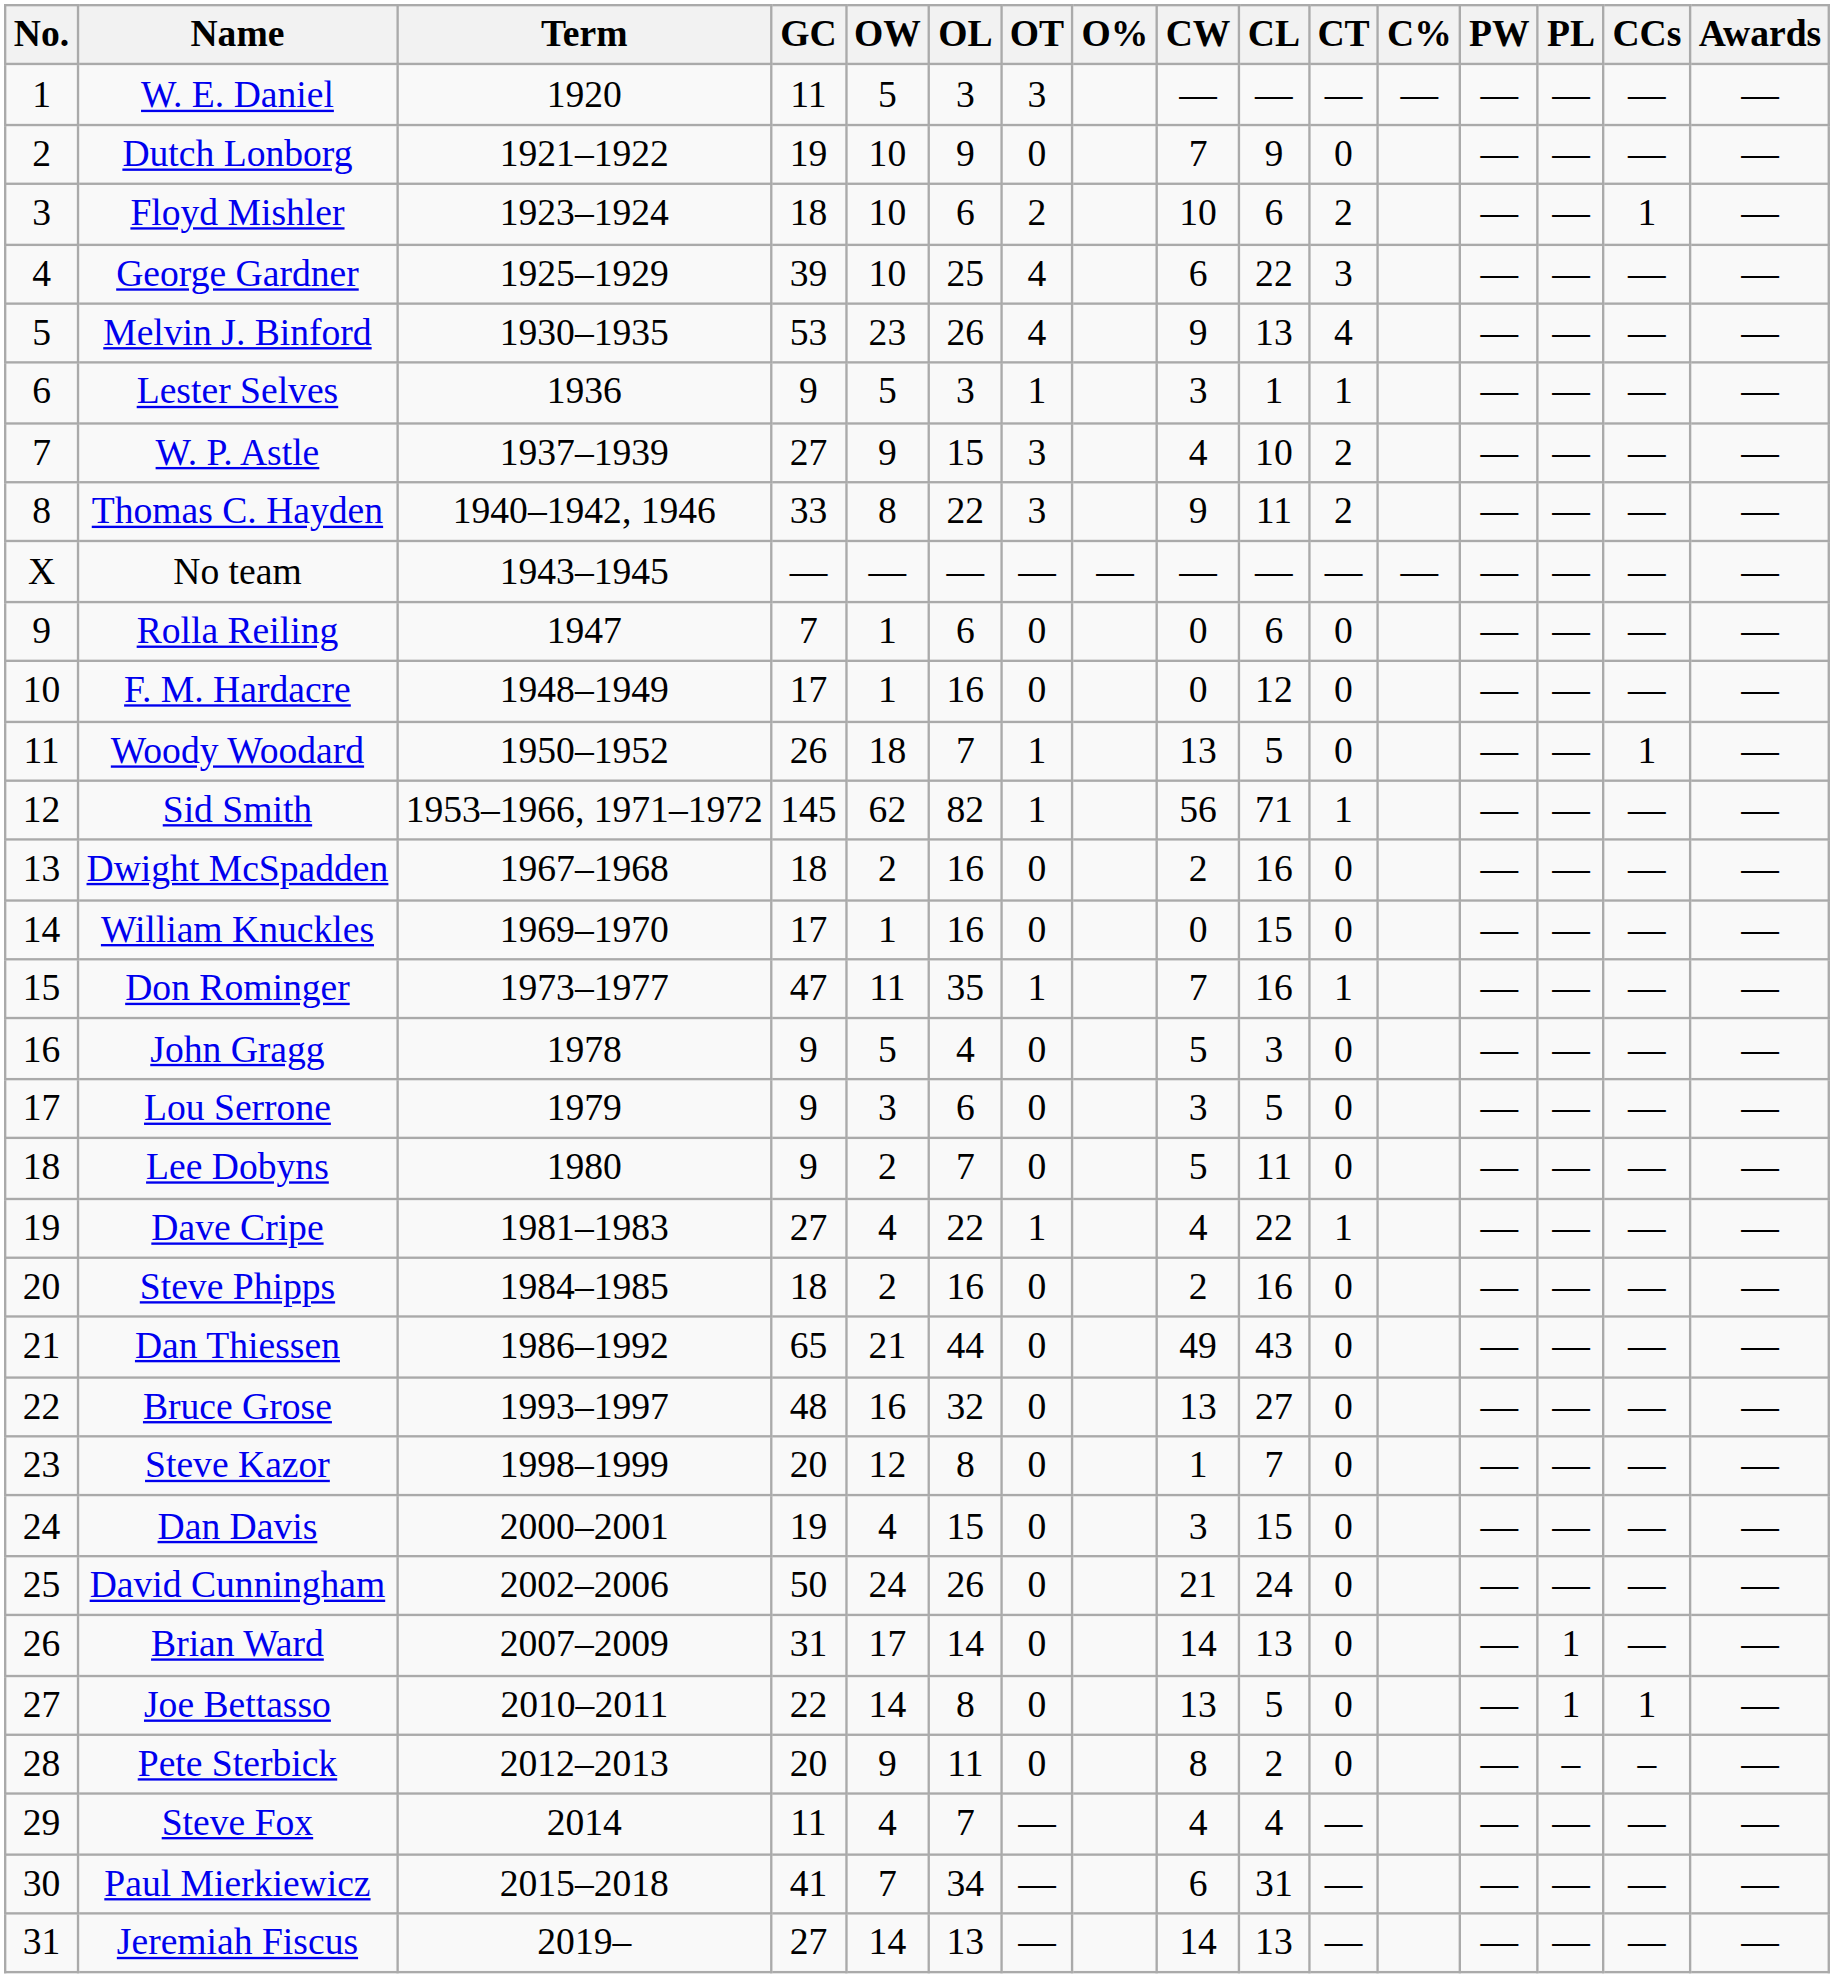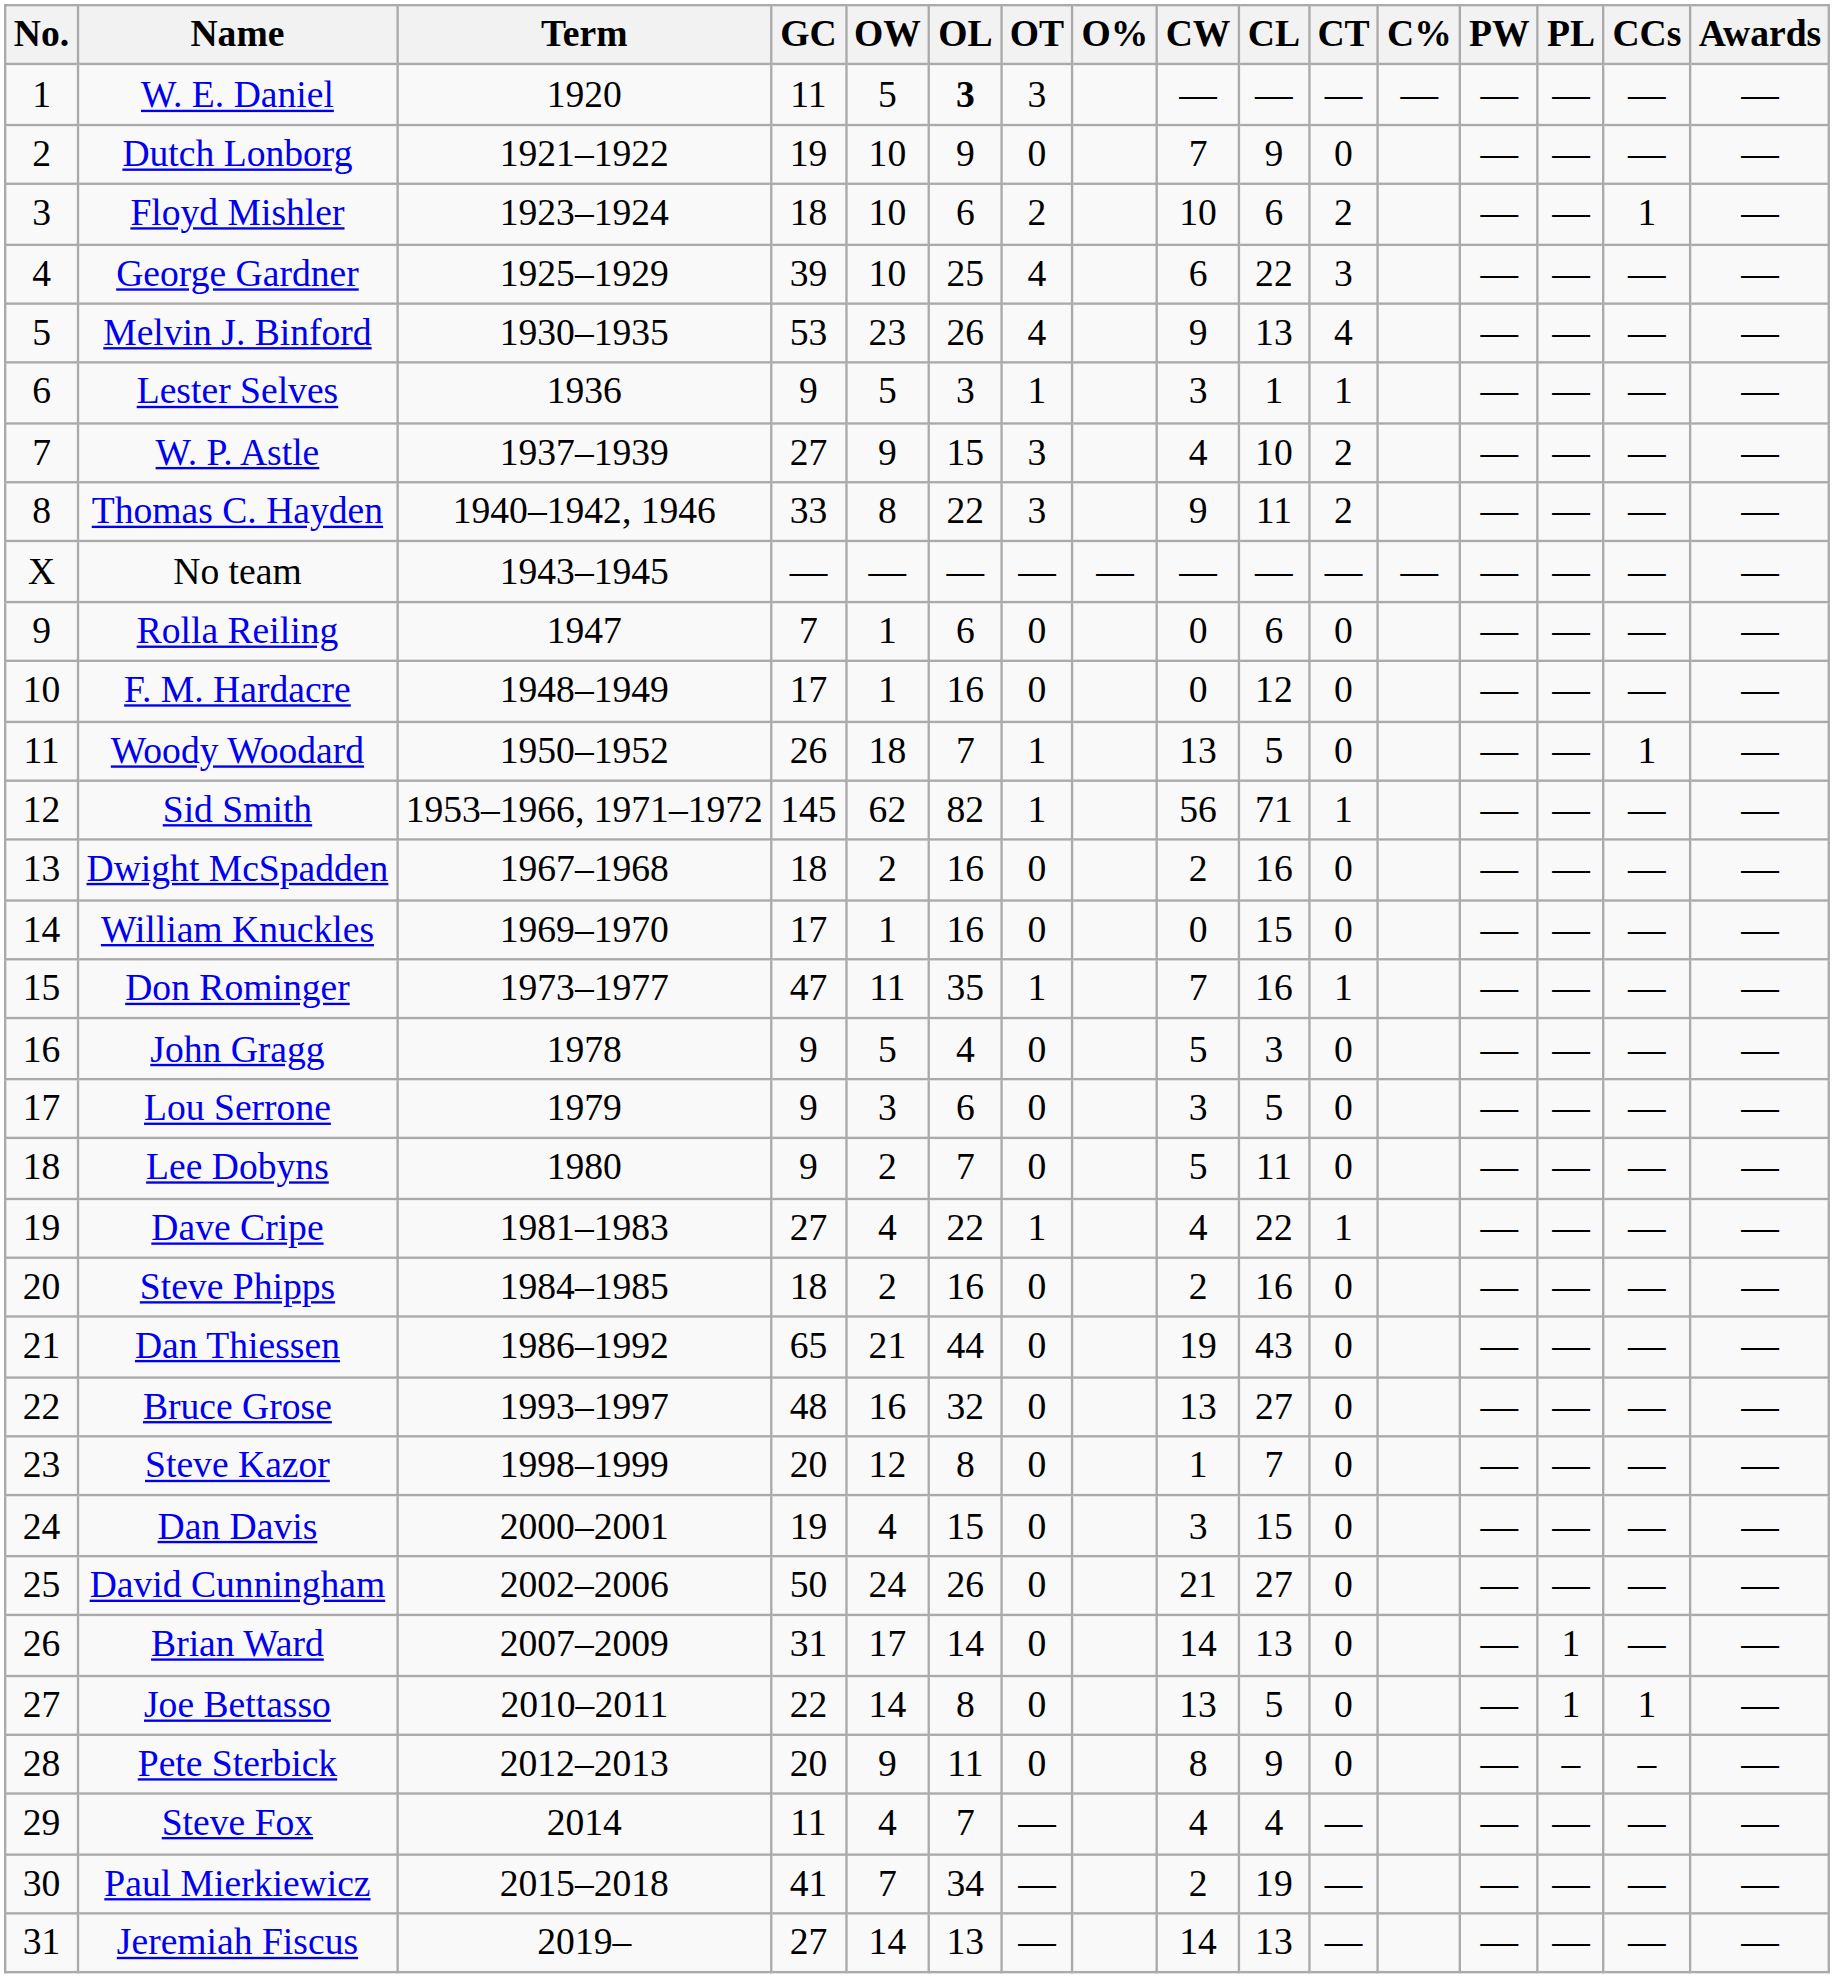(965, 93) normal -> (965, 93) bold
(1198, 1346) 49 -> (1198, 1346) 19
(1274, 1584) 24 -> (1274, 1584) 27
(1274, 1763) 2 -> (1274, 1763) 9
(1198, 1882) 6 -> (1198, 1882) 2
(1274, 1882) 31 -> (1274, 1882) 19
